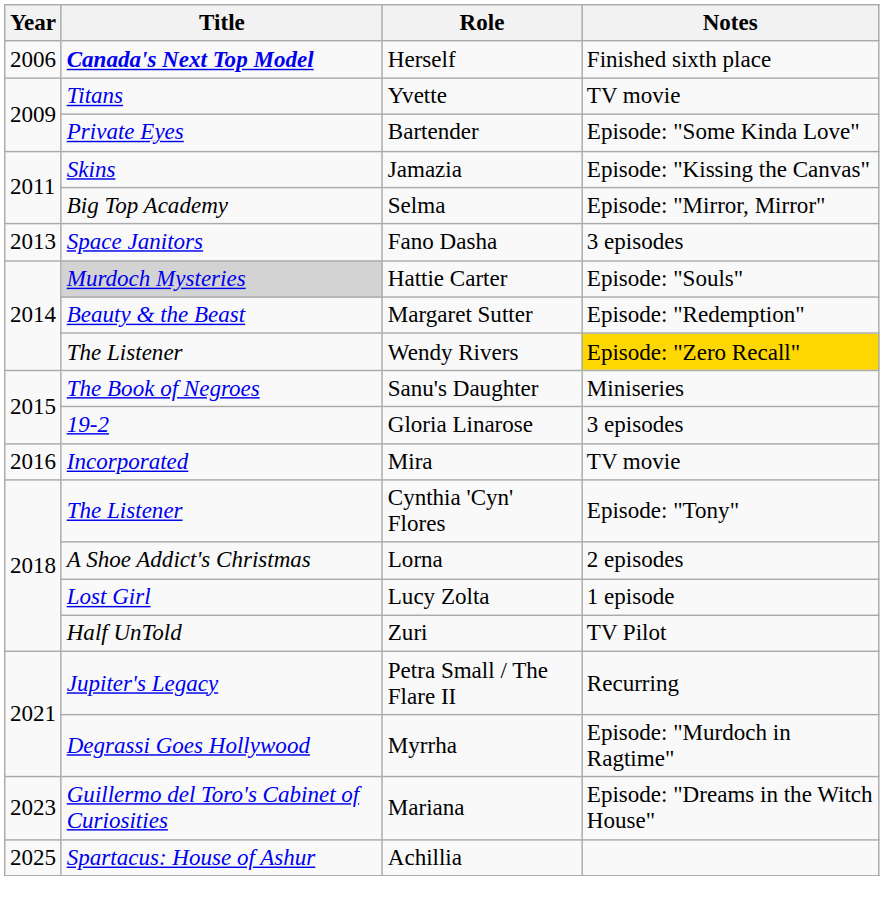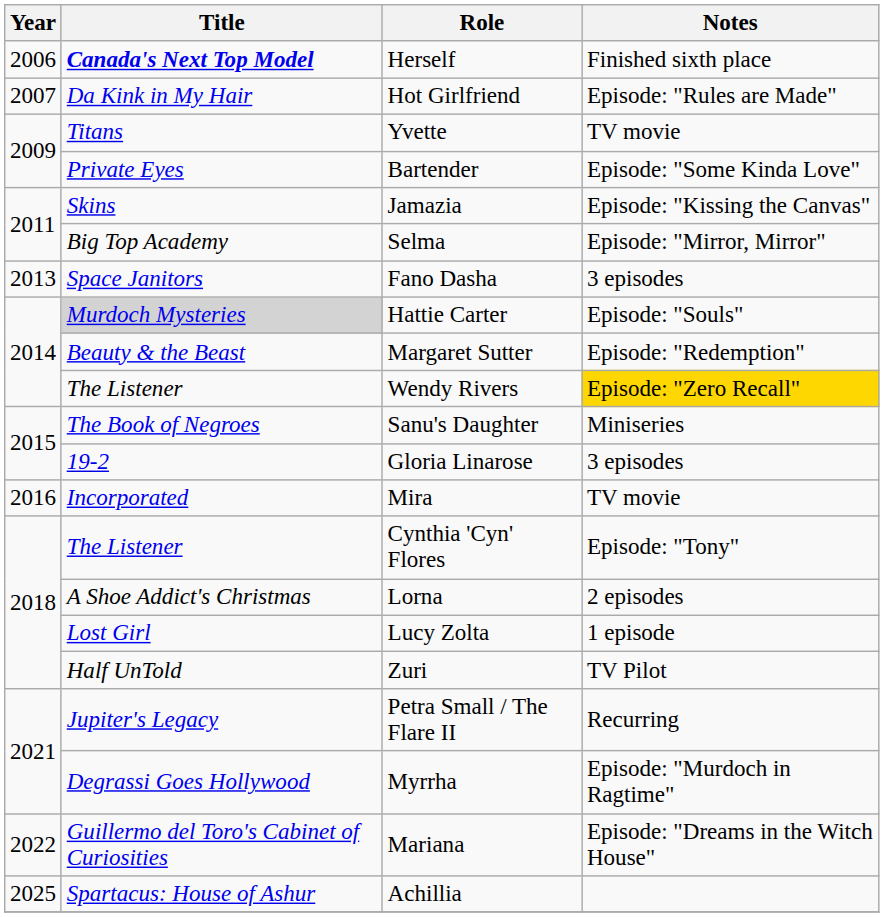+ row: (454, 95)
(33, 807) 2023 -> (33, 844) 2022
